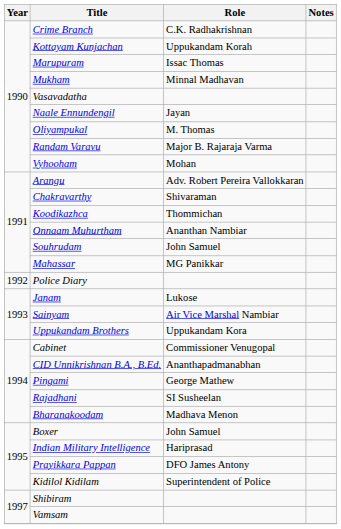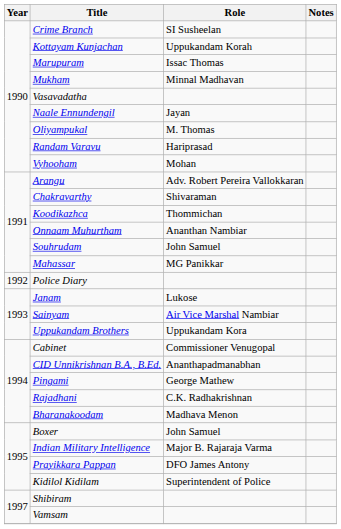(209, 29) C.K. Radhakrishnan -> (194, 29) SI Susheelan
(219, 146) Major B. Rajaraja Varma -> (189, 146) Hariprasad
(194, 398) SI Susheelan -> (209, 398) C.K. Radhakrishnan
(189, 448) Hariprasad -> (219, 448) Major B. Rajaraja Varma
